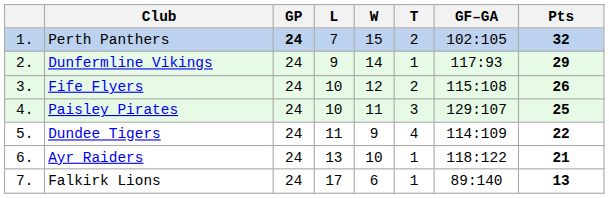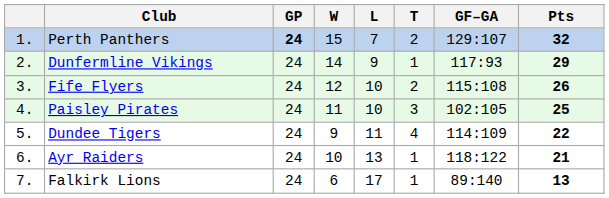columns swapped: (374, 16) <-> (334, 16)
(477, 40) 102:105 -> (477, 40) 129:107
(477, 110) 129:107 -> (477, 110) 102:105
